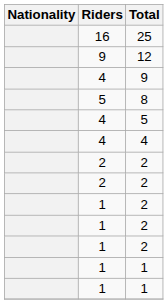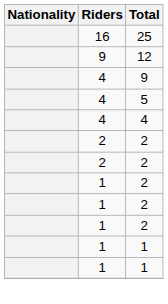- row: (102, 99)
